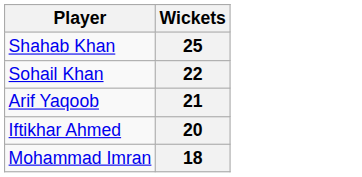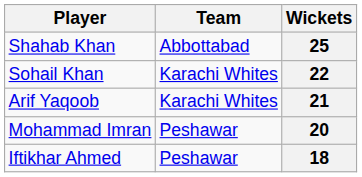+ column: (219, 18)
(65, 130) Iftikhar Ahmed -> (80, 130) Mohammad Imran
(80, 158) Mohammad Imran -> (65, 158) Iftikhar Ahmed
